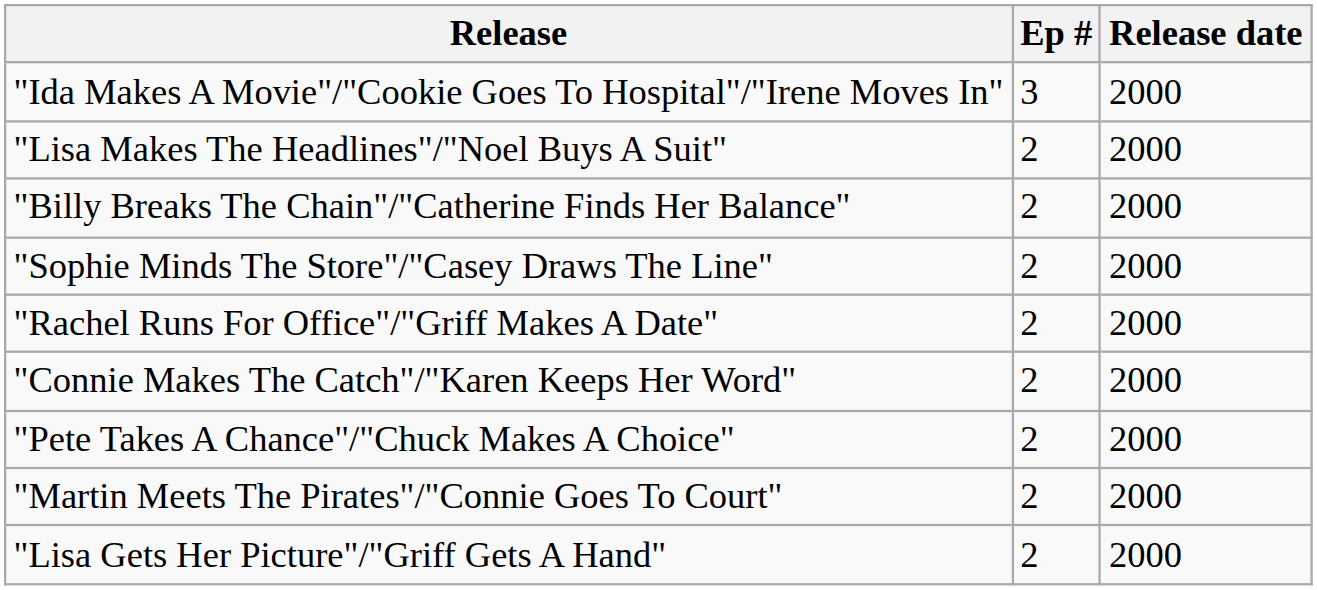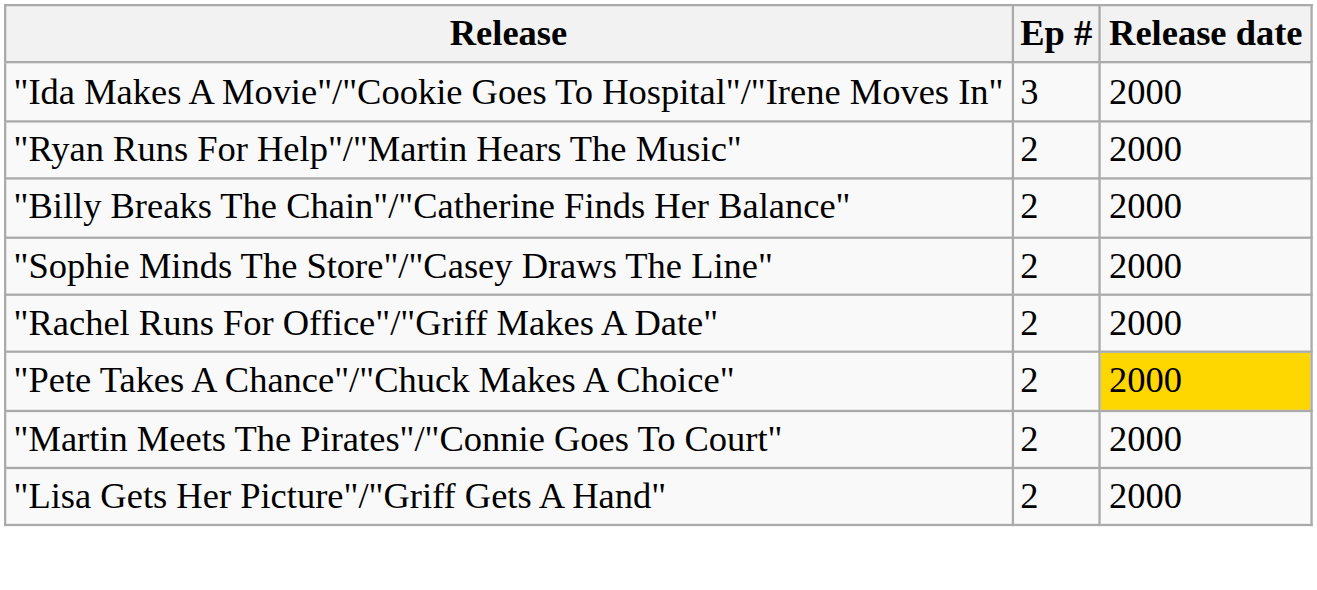- row: (370, 149)
+ row: (378, 149)
- row: (405, 380)
(1146, 438) no background -> (1146, 380) gold background
